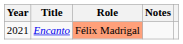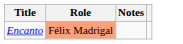- column: (18, 13)
